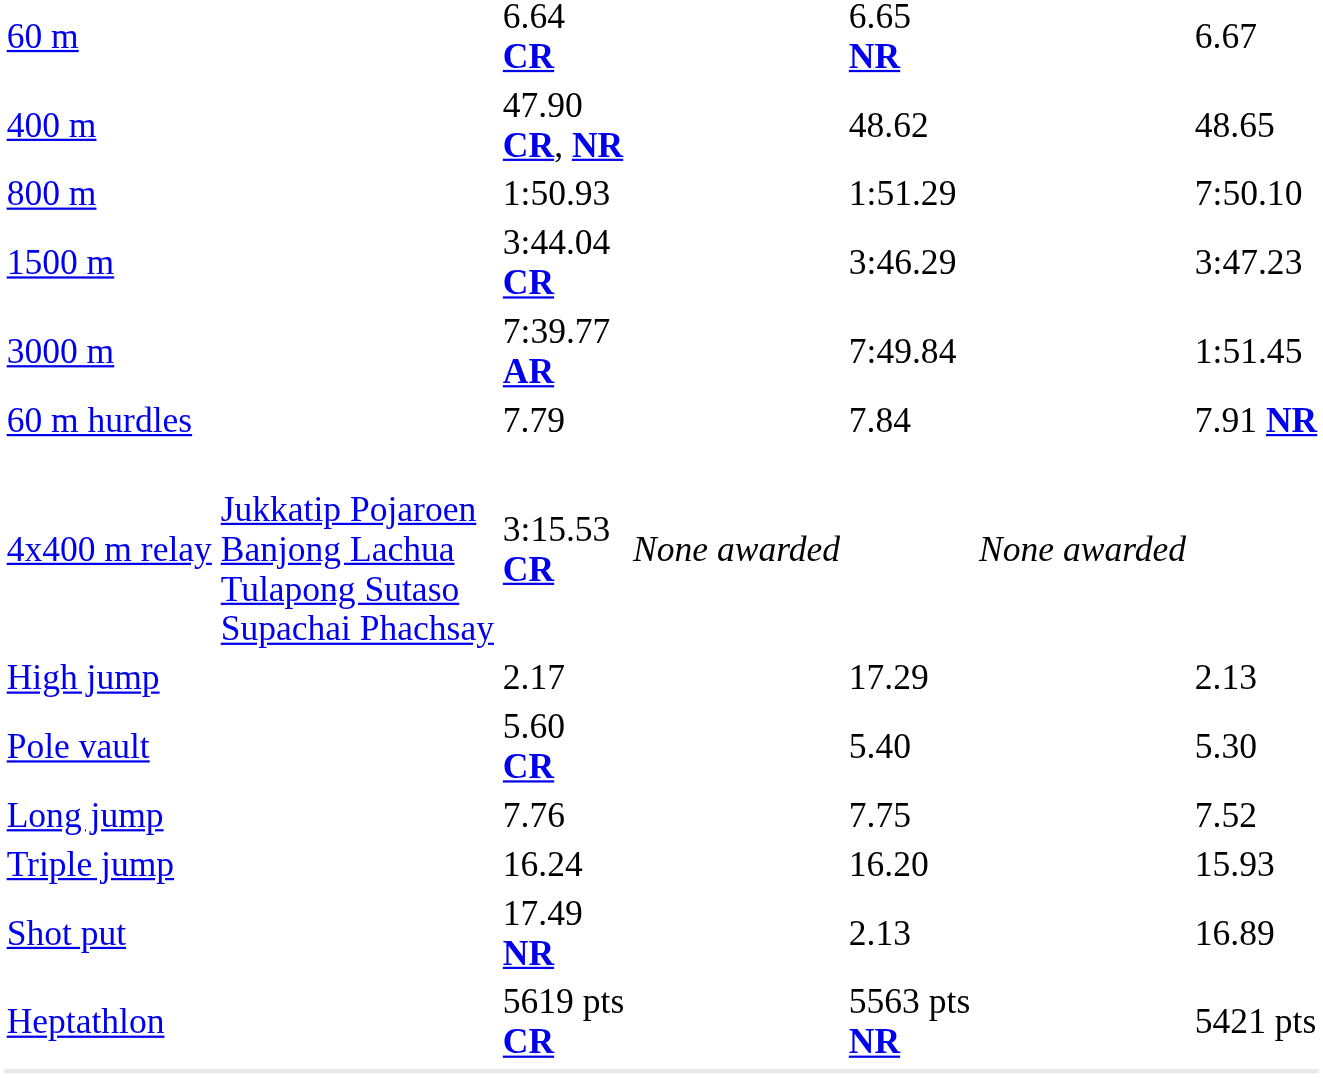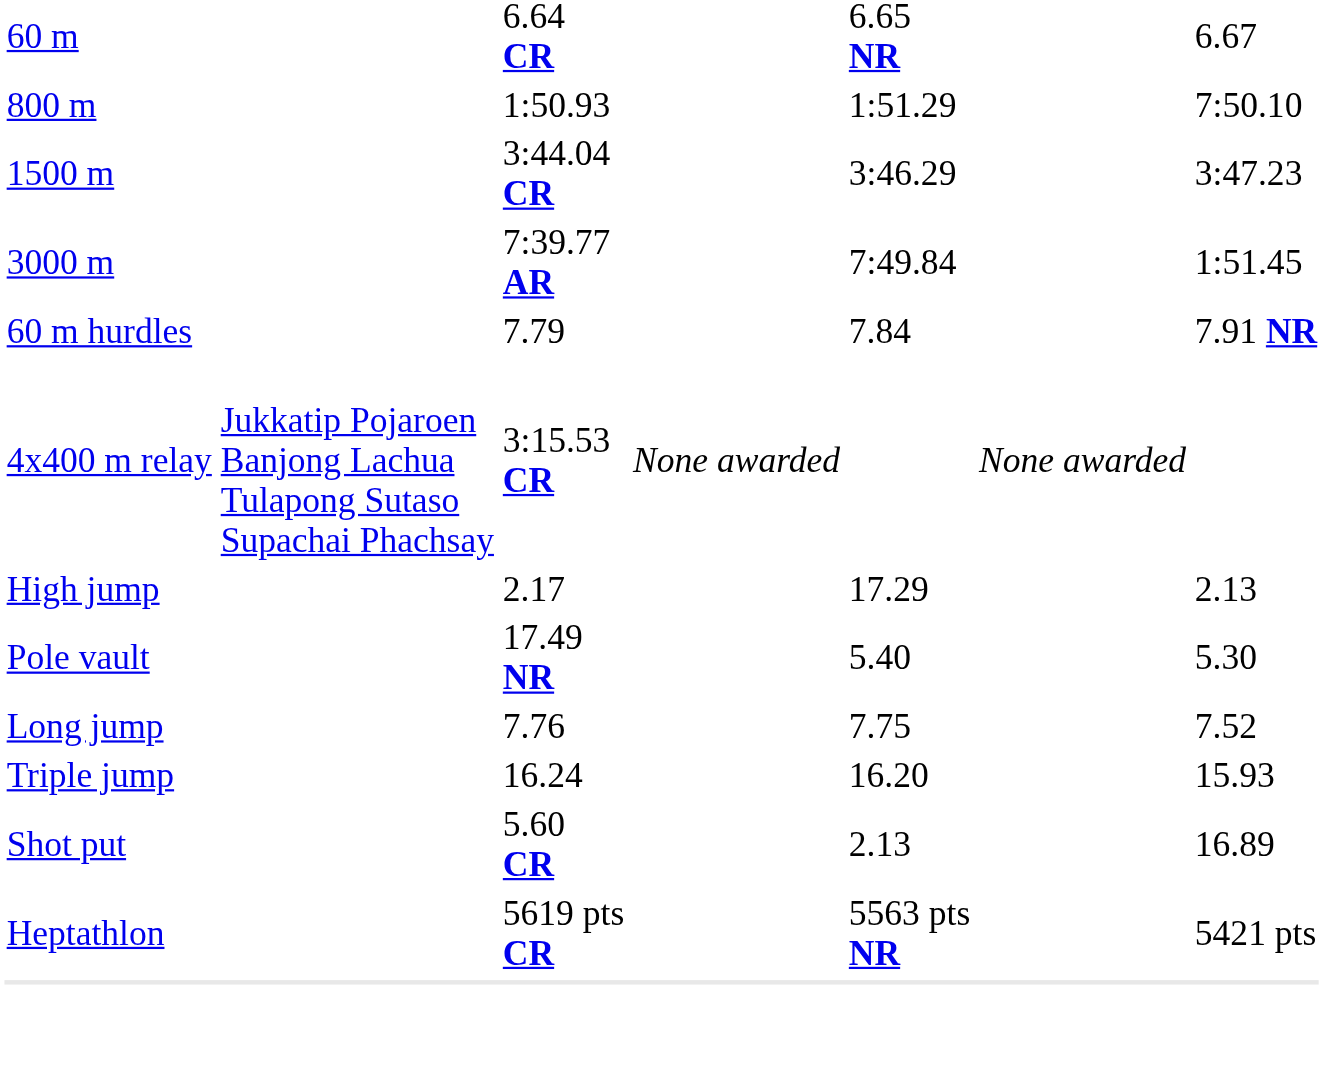- row: (52, 124)
(534, 746) 5.60 CR -> (543, 657) 17.49 NR
(543, 932) 17.49 NR -> (534, 844) 5.60 CR
